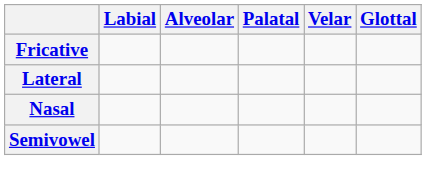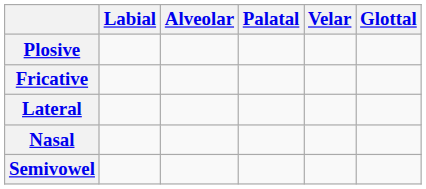+ row: (52, 49)
